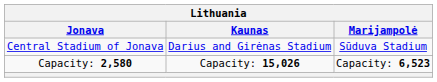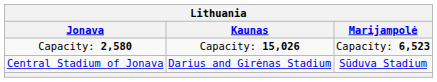rows swapped: (85, 47) <-> (85, 64)
